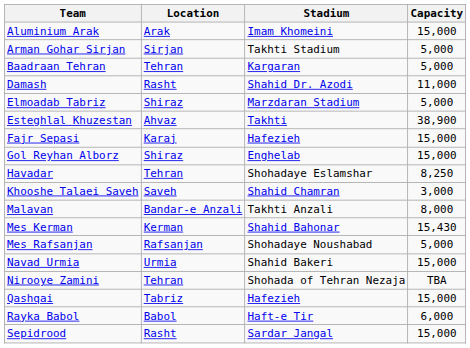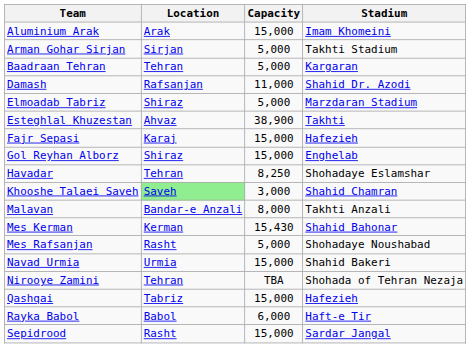columns swapped: (326, 13) <-> (437, 13)
(160, 85) Rasht -> (173, 85) Rafsanjan
(160, 191) no background -> (160, 191) lightgreen background
(173, 245) Rafsanjan -> (160, 245) Rasht
